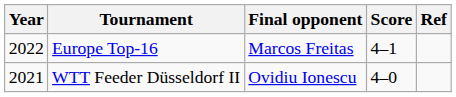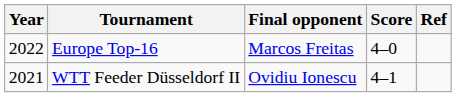(384, 48) 4–1 -> (384, 48) 4–0
(384, 77) 4–0 -> (384, 77) 4–1
